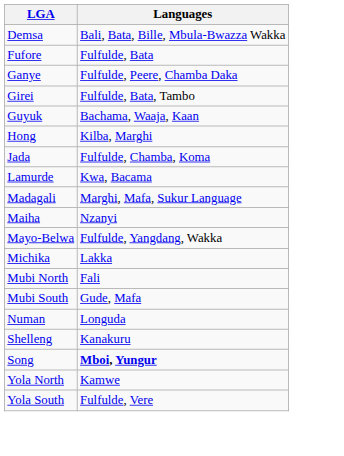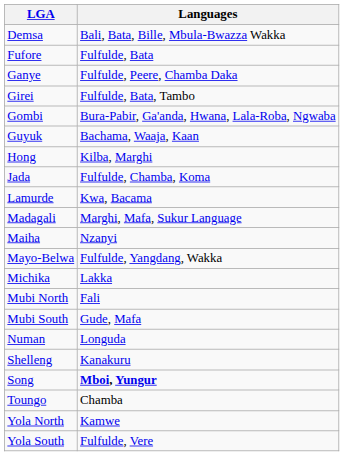+ row: (25, 116)
+ row: (27, 400)
